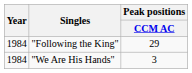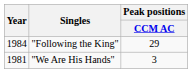(17, 60) 1984 -> (17, 60) 1981
